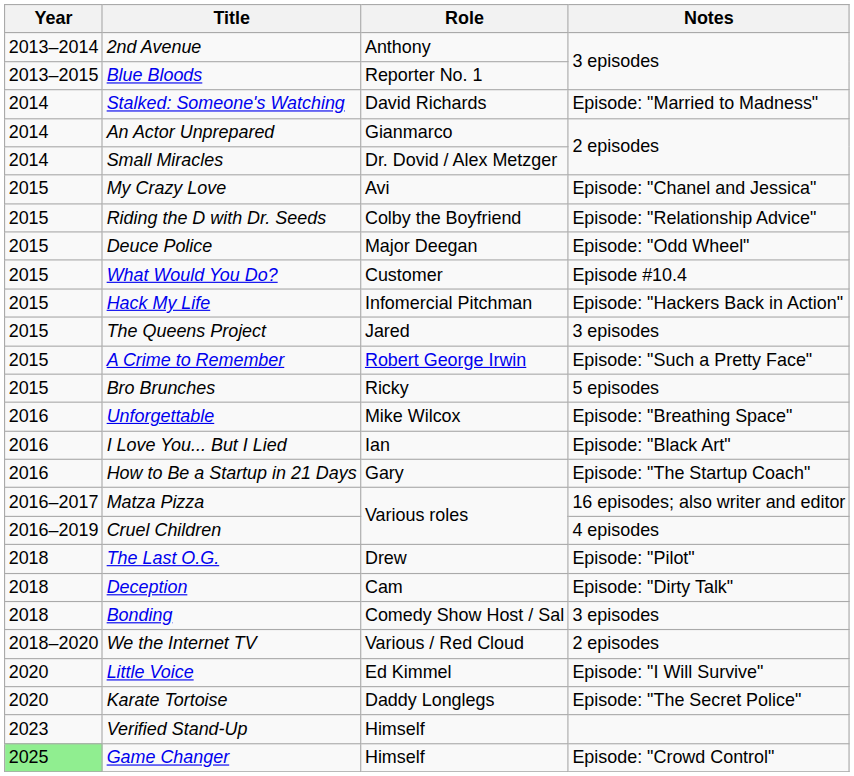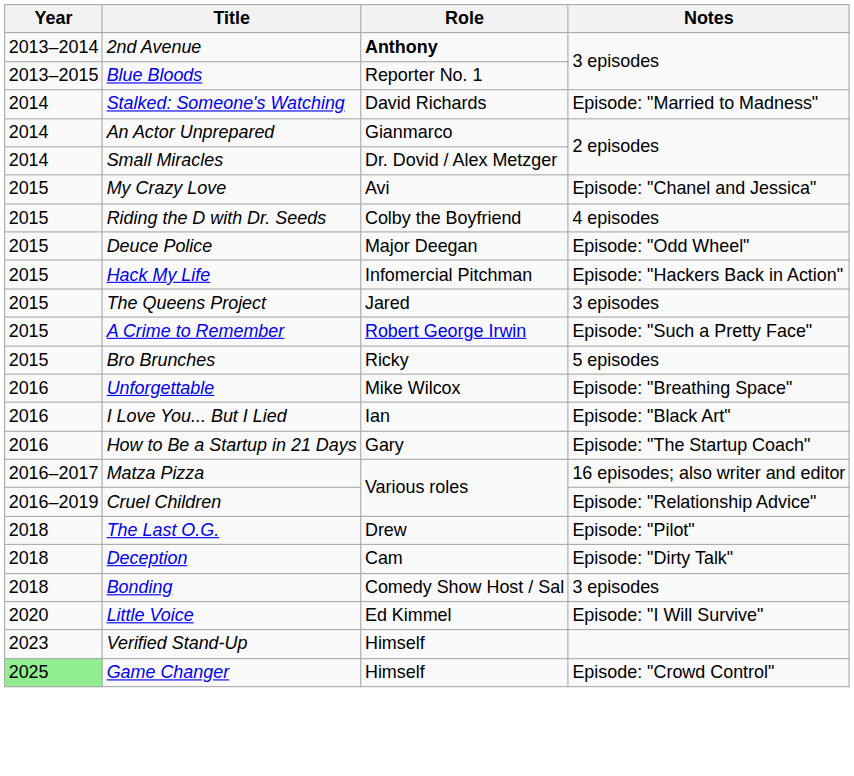(398, 47) normal -> (401, 47) bold
(694, 217) Episode: "Relationship Advice" -> (616, 217) 4 episodes
- row: (192, 274)
(616, 530) 4 episodes -> (694, 501) Episode: "Relationship Advice"
- row: (182, 643)
- row: (167, 700)
